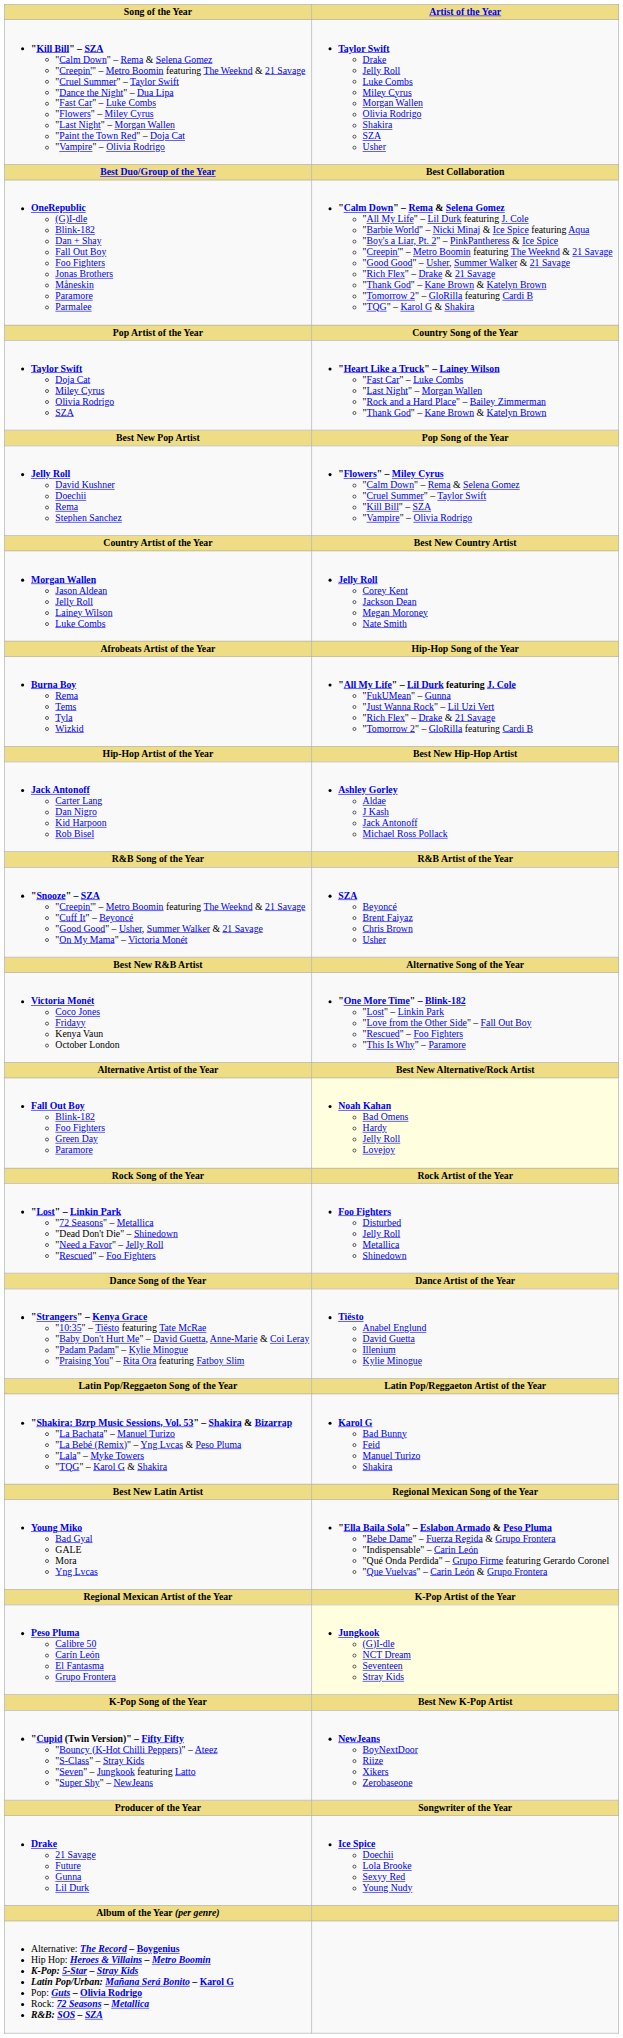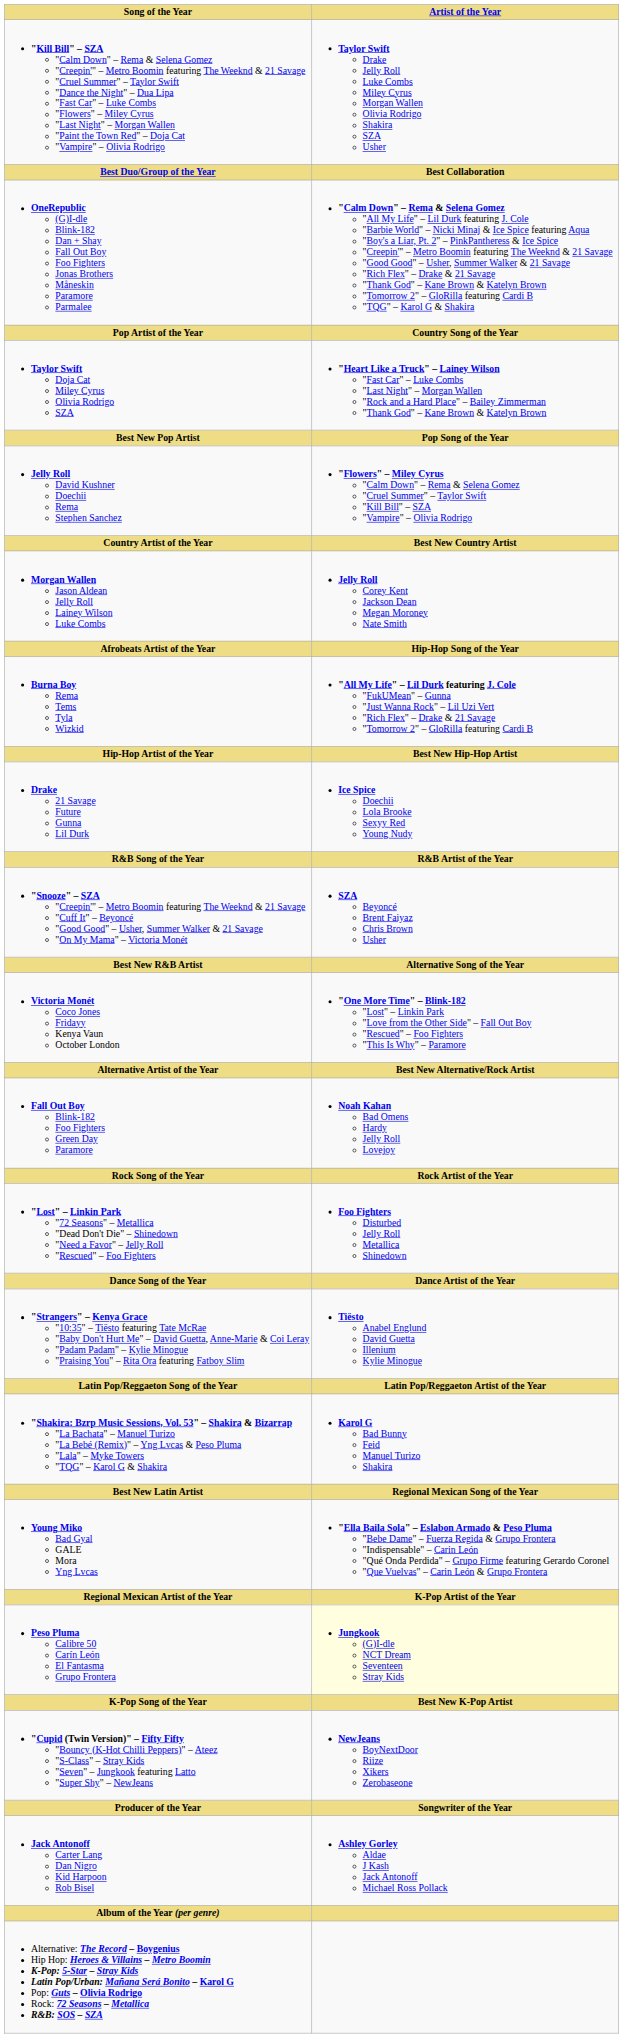rows swapped: (158, 1866) <-> (158, 812)
(465, 1128) lightyellow background -> (465, 1128) no background
